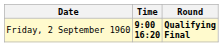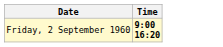- column: (190, 11)
